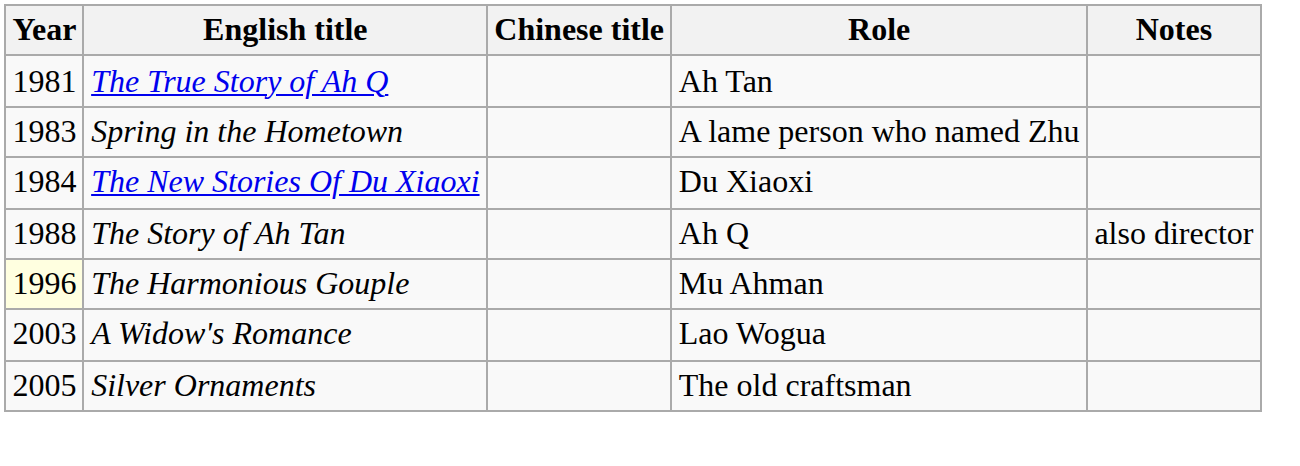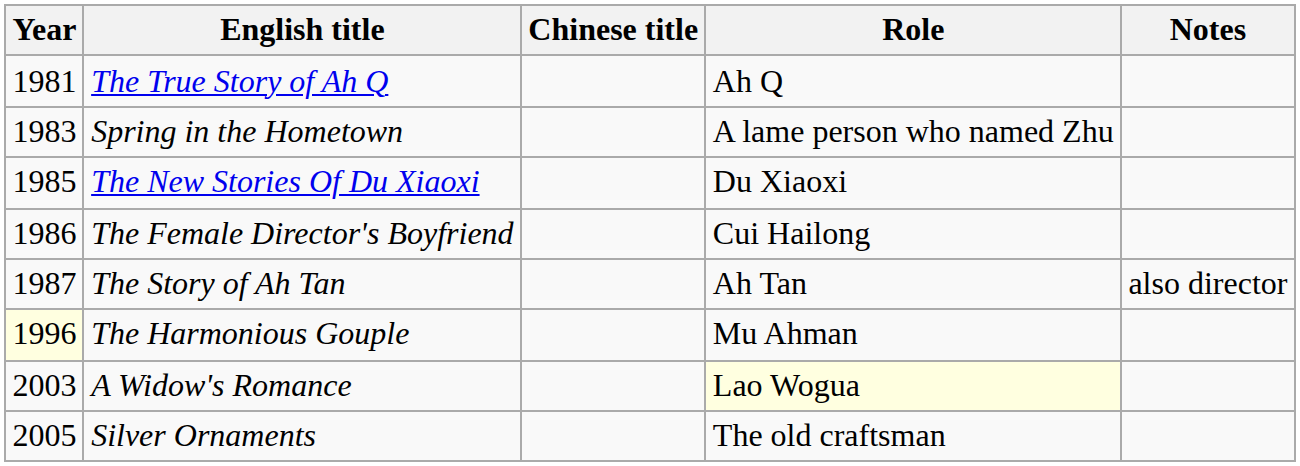(726, 80) Ah Tan -> (748, 80) Ah Q
(44, 182) 1984 -> (44, 182) 1985
+ row: (302, 232)
(44, 232) 1988 -> (44, 283) 1987
(714, 232) Ah Q -> (760, 283) Ah Tan
(752, 334) no background -> (786, 385) lightyellow background
